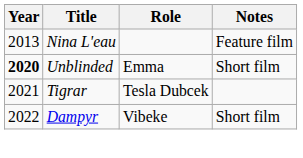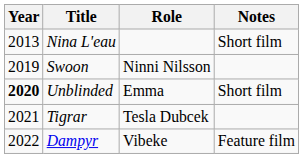(254, 41) Feature film -> (250, 41) Short film
+ row: (68, 66)
(248, 116) Short film -> (256, 141) Feature film
